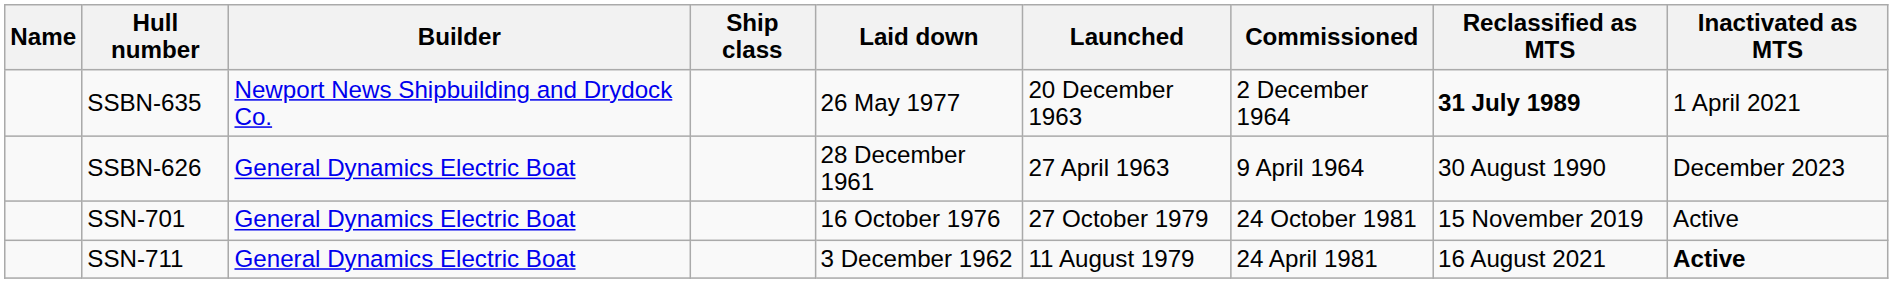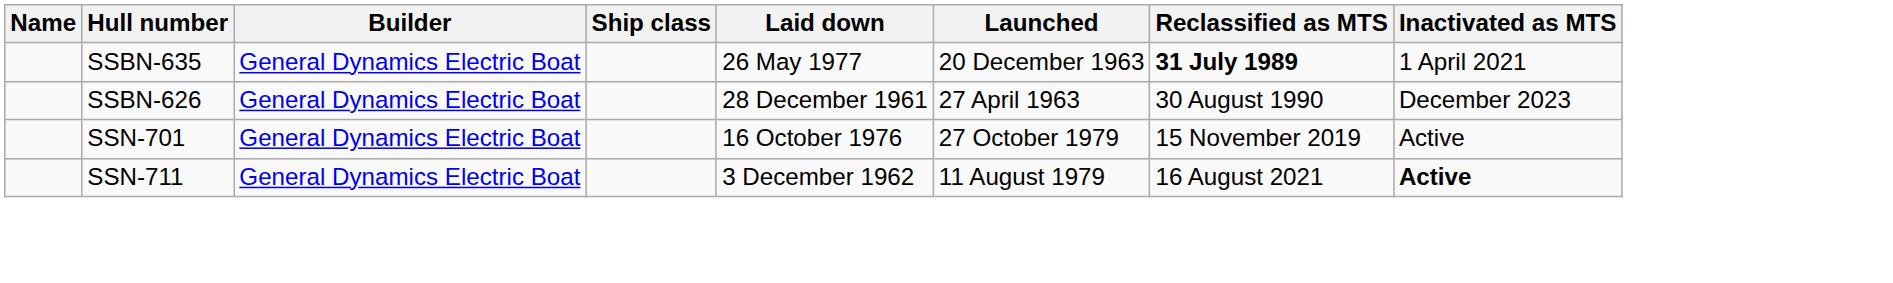- column: (1332, 37)
(453, 102) Newport News Shipbuilding and Drydock Co. -> (410, 61) General Dynamics Electric Boat
